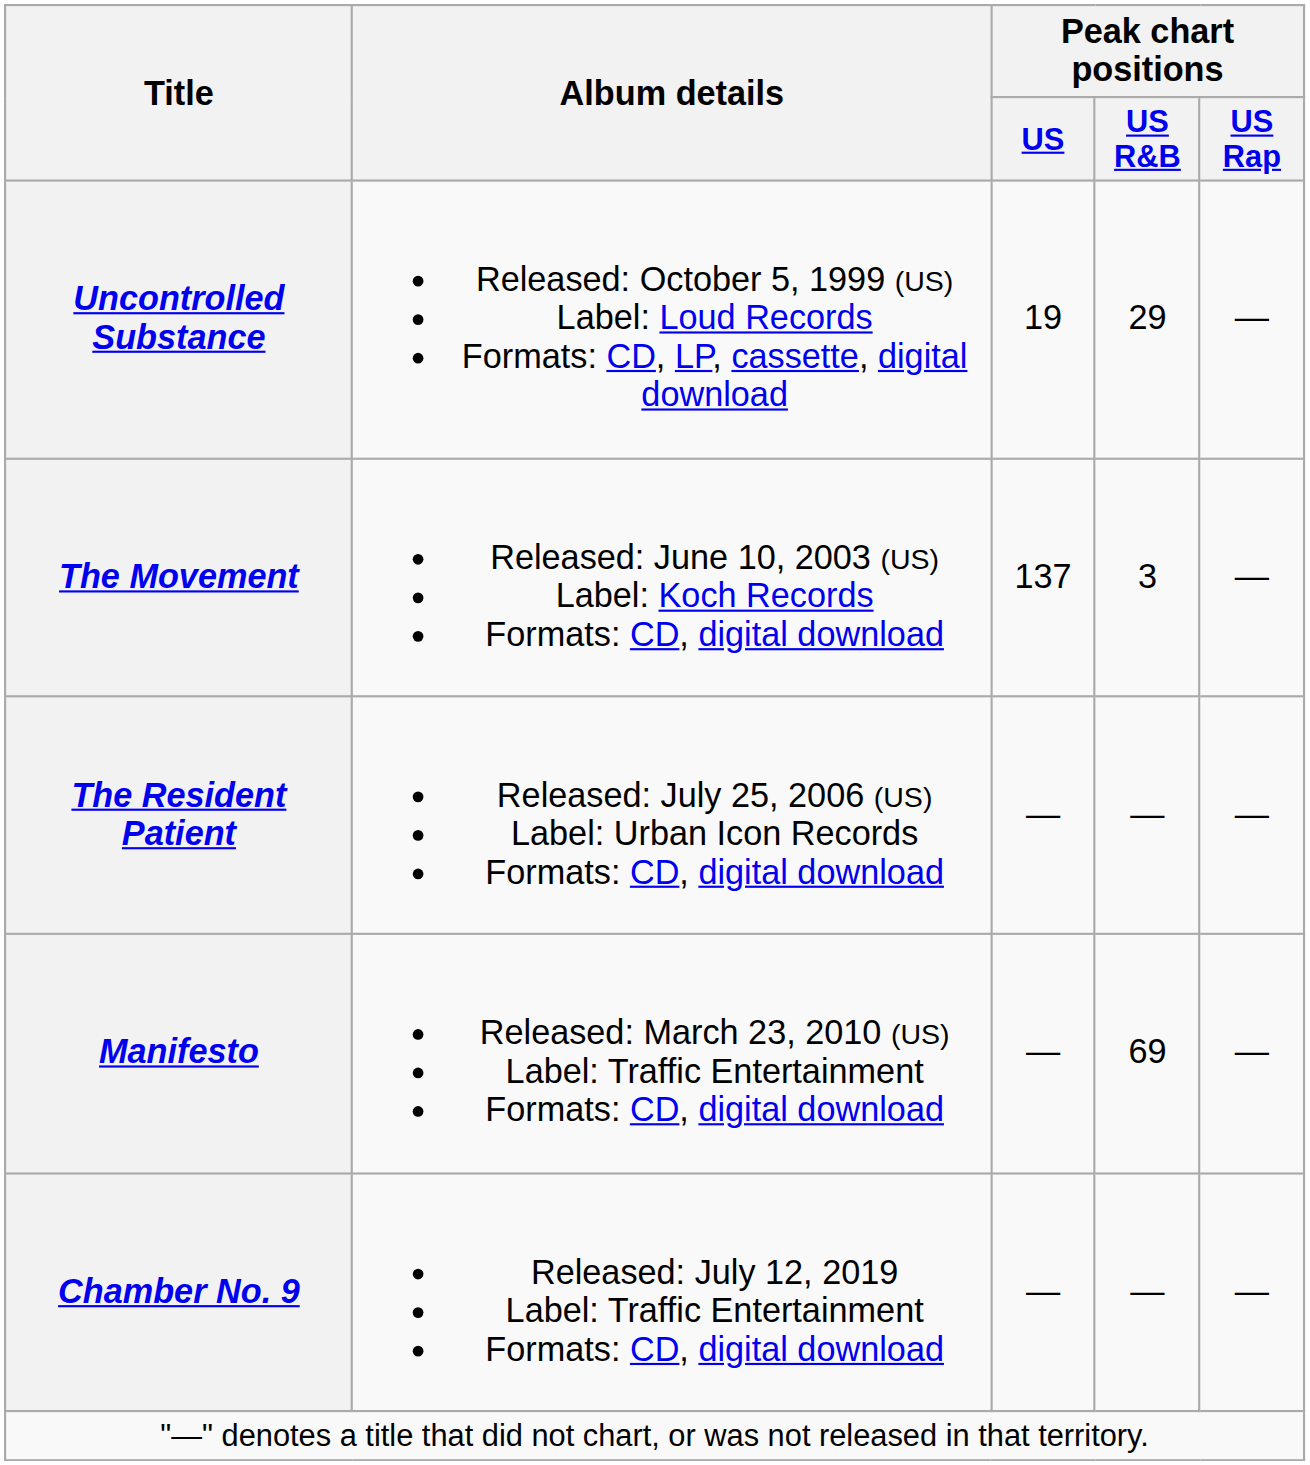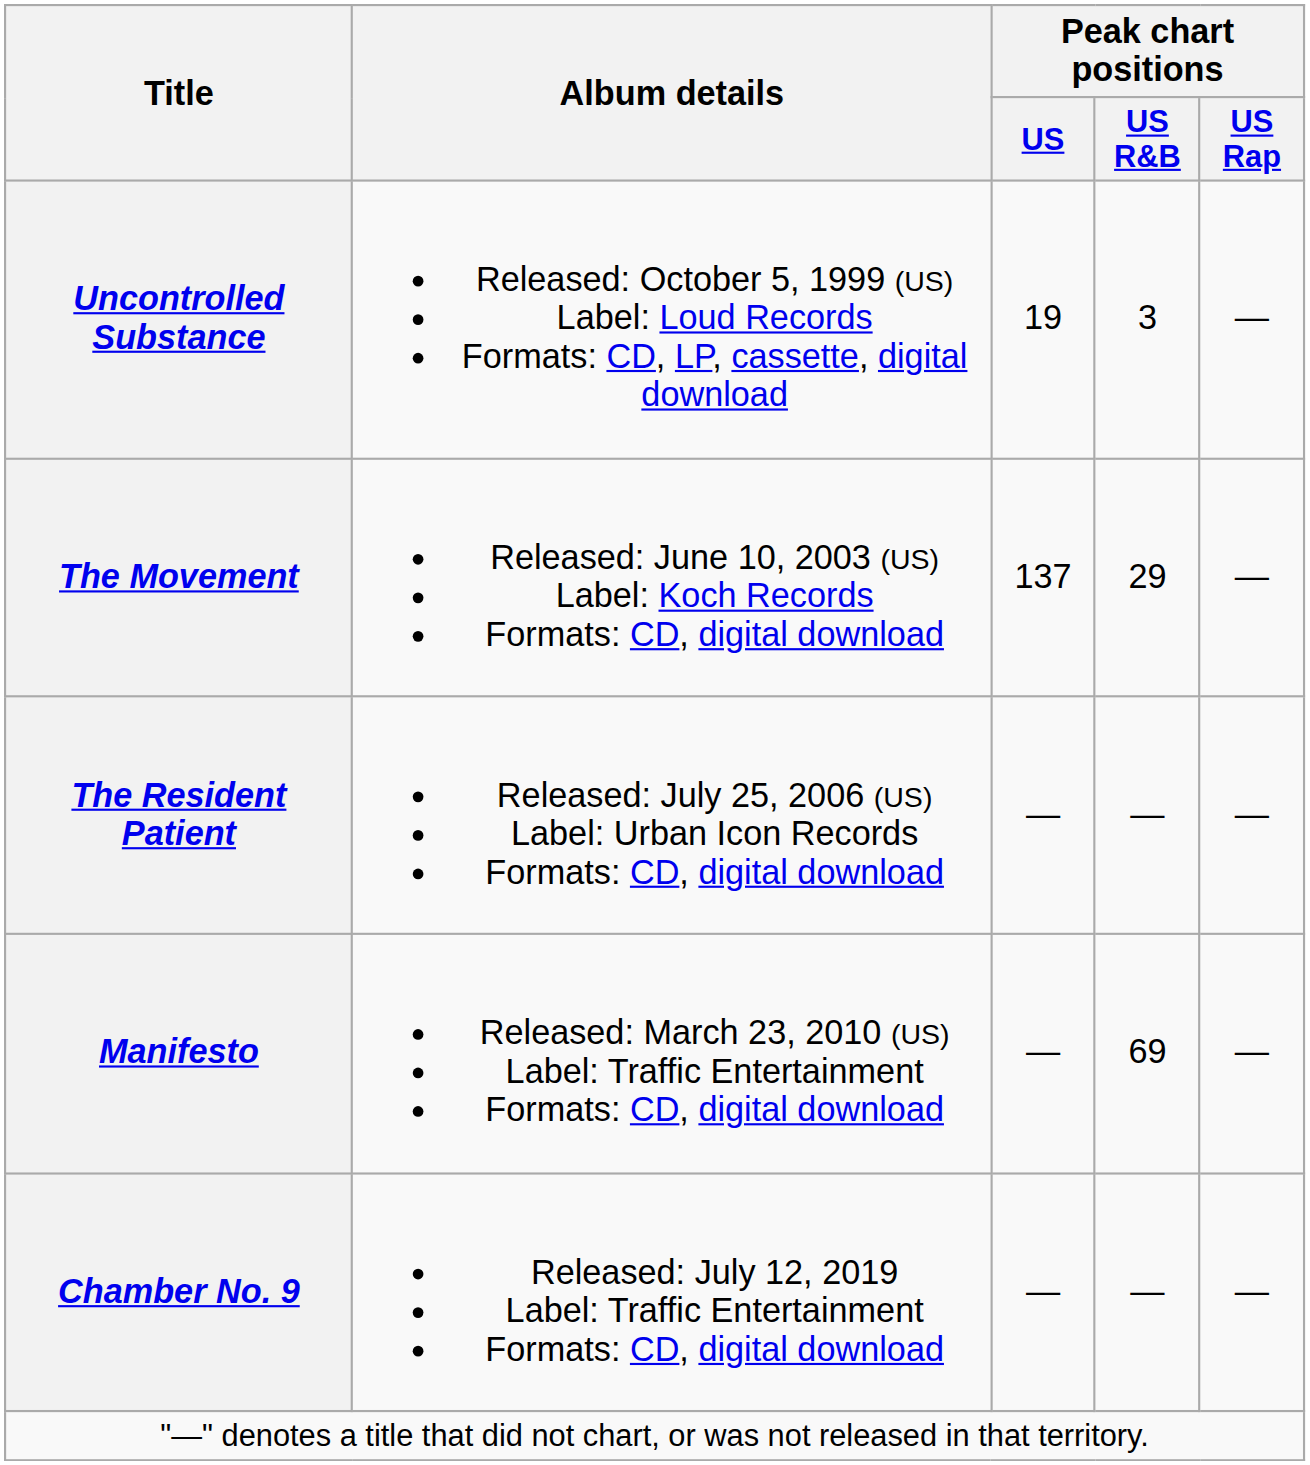(1147, 318) 29 -> (1147, 318) 3
(1147, 576) 3 -> (1147, 576) 29
